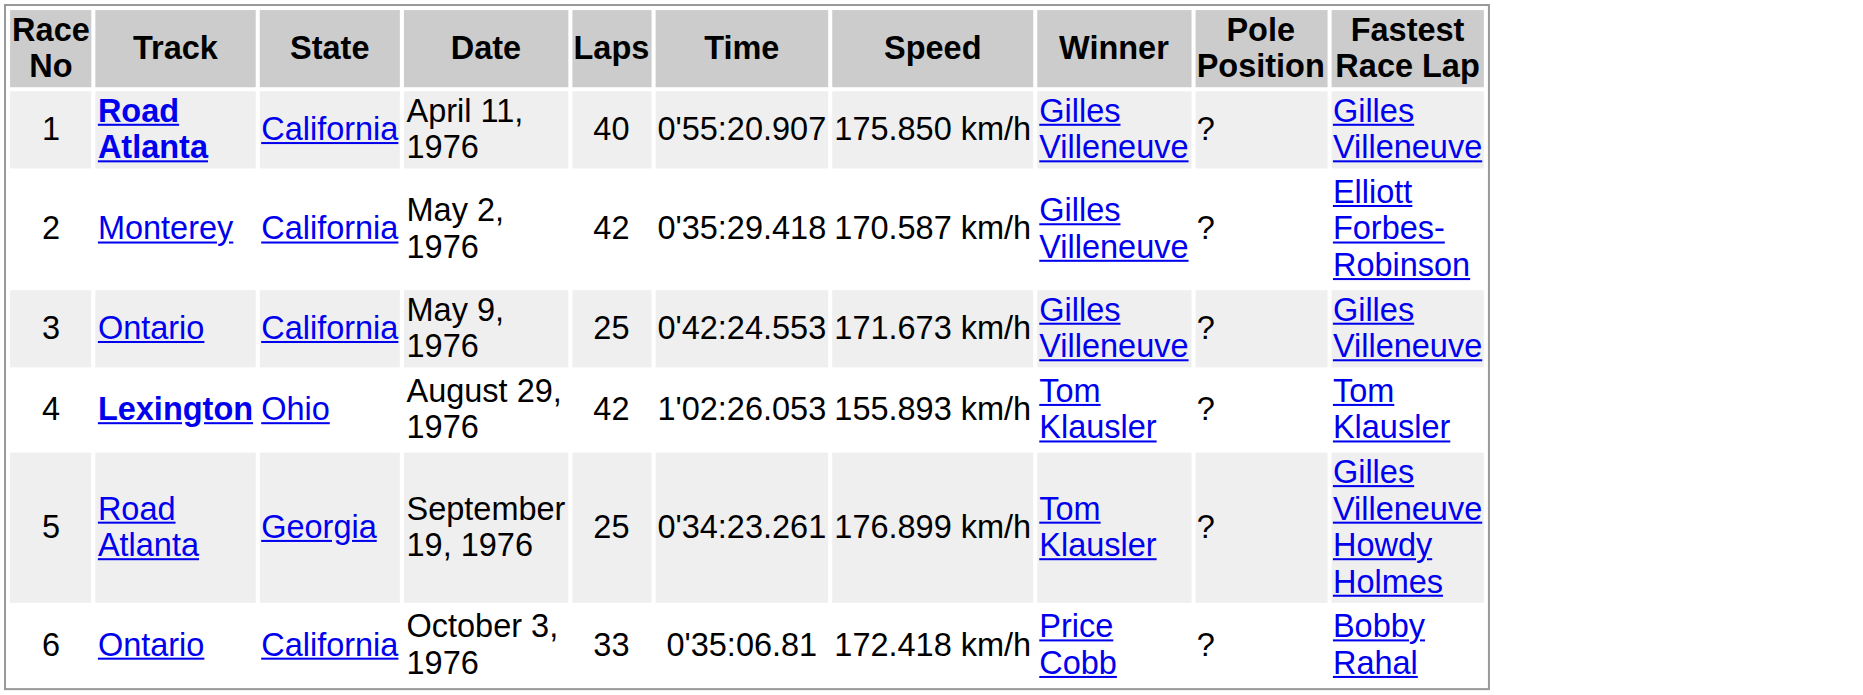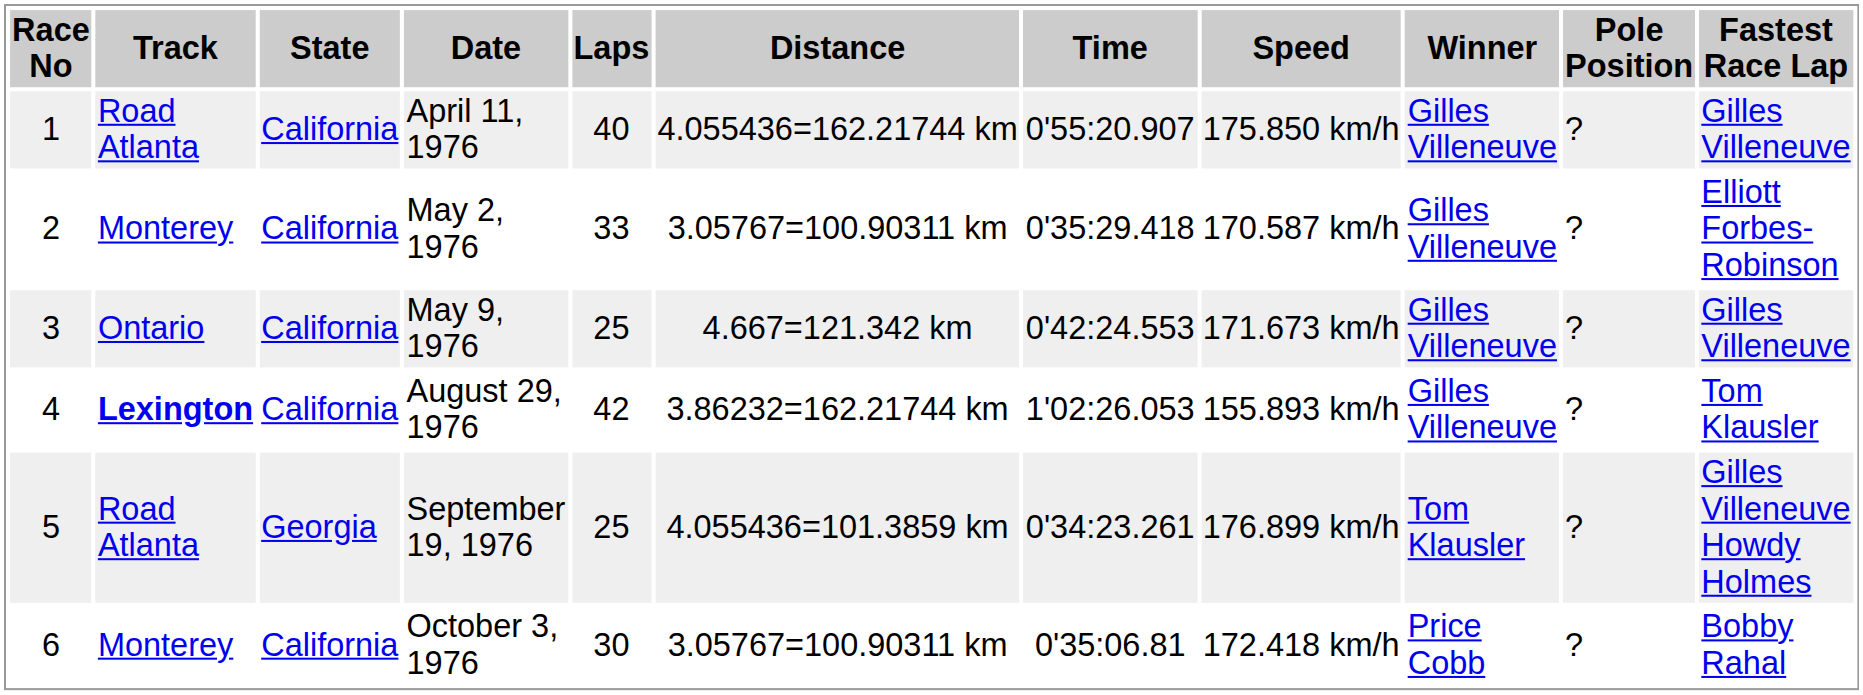+ column: (838, 48)
(153, 129) bold -> (148, 129) normal
(611, 228) 42 -> (611, 228) 33
(295, 409) Ohio -> (330, 409) California
(1098, 409) Tom Klausler -> (1482, 409) Gilles Villeneuve
(151, 644) Ontario -> (166, 644) Monterey
(611, 644) 33 -> (611, 644) 30
